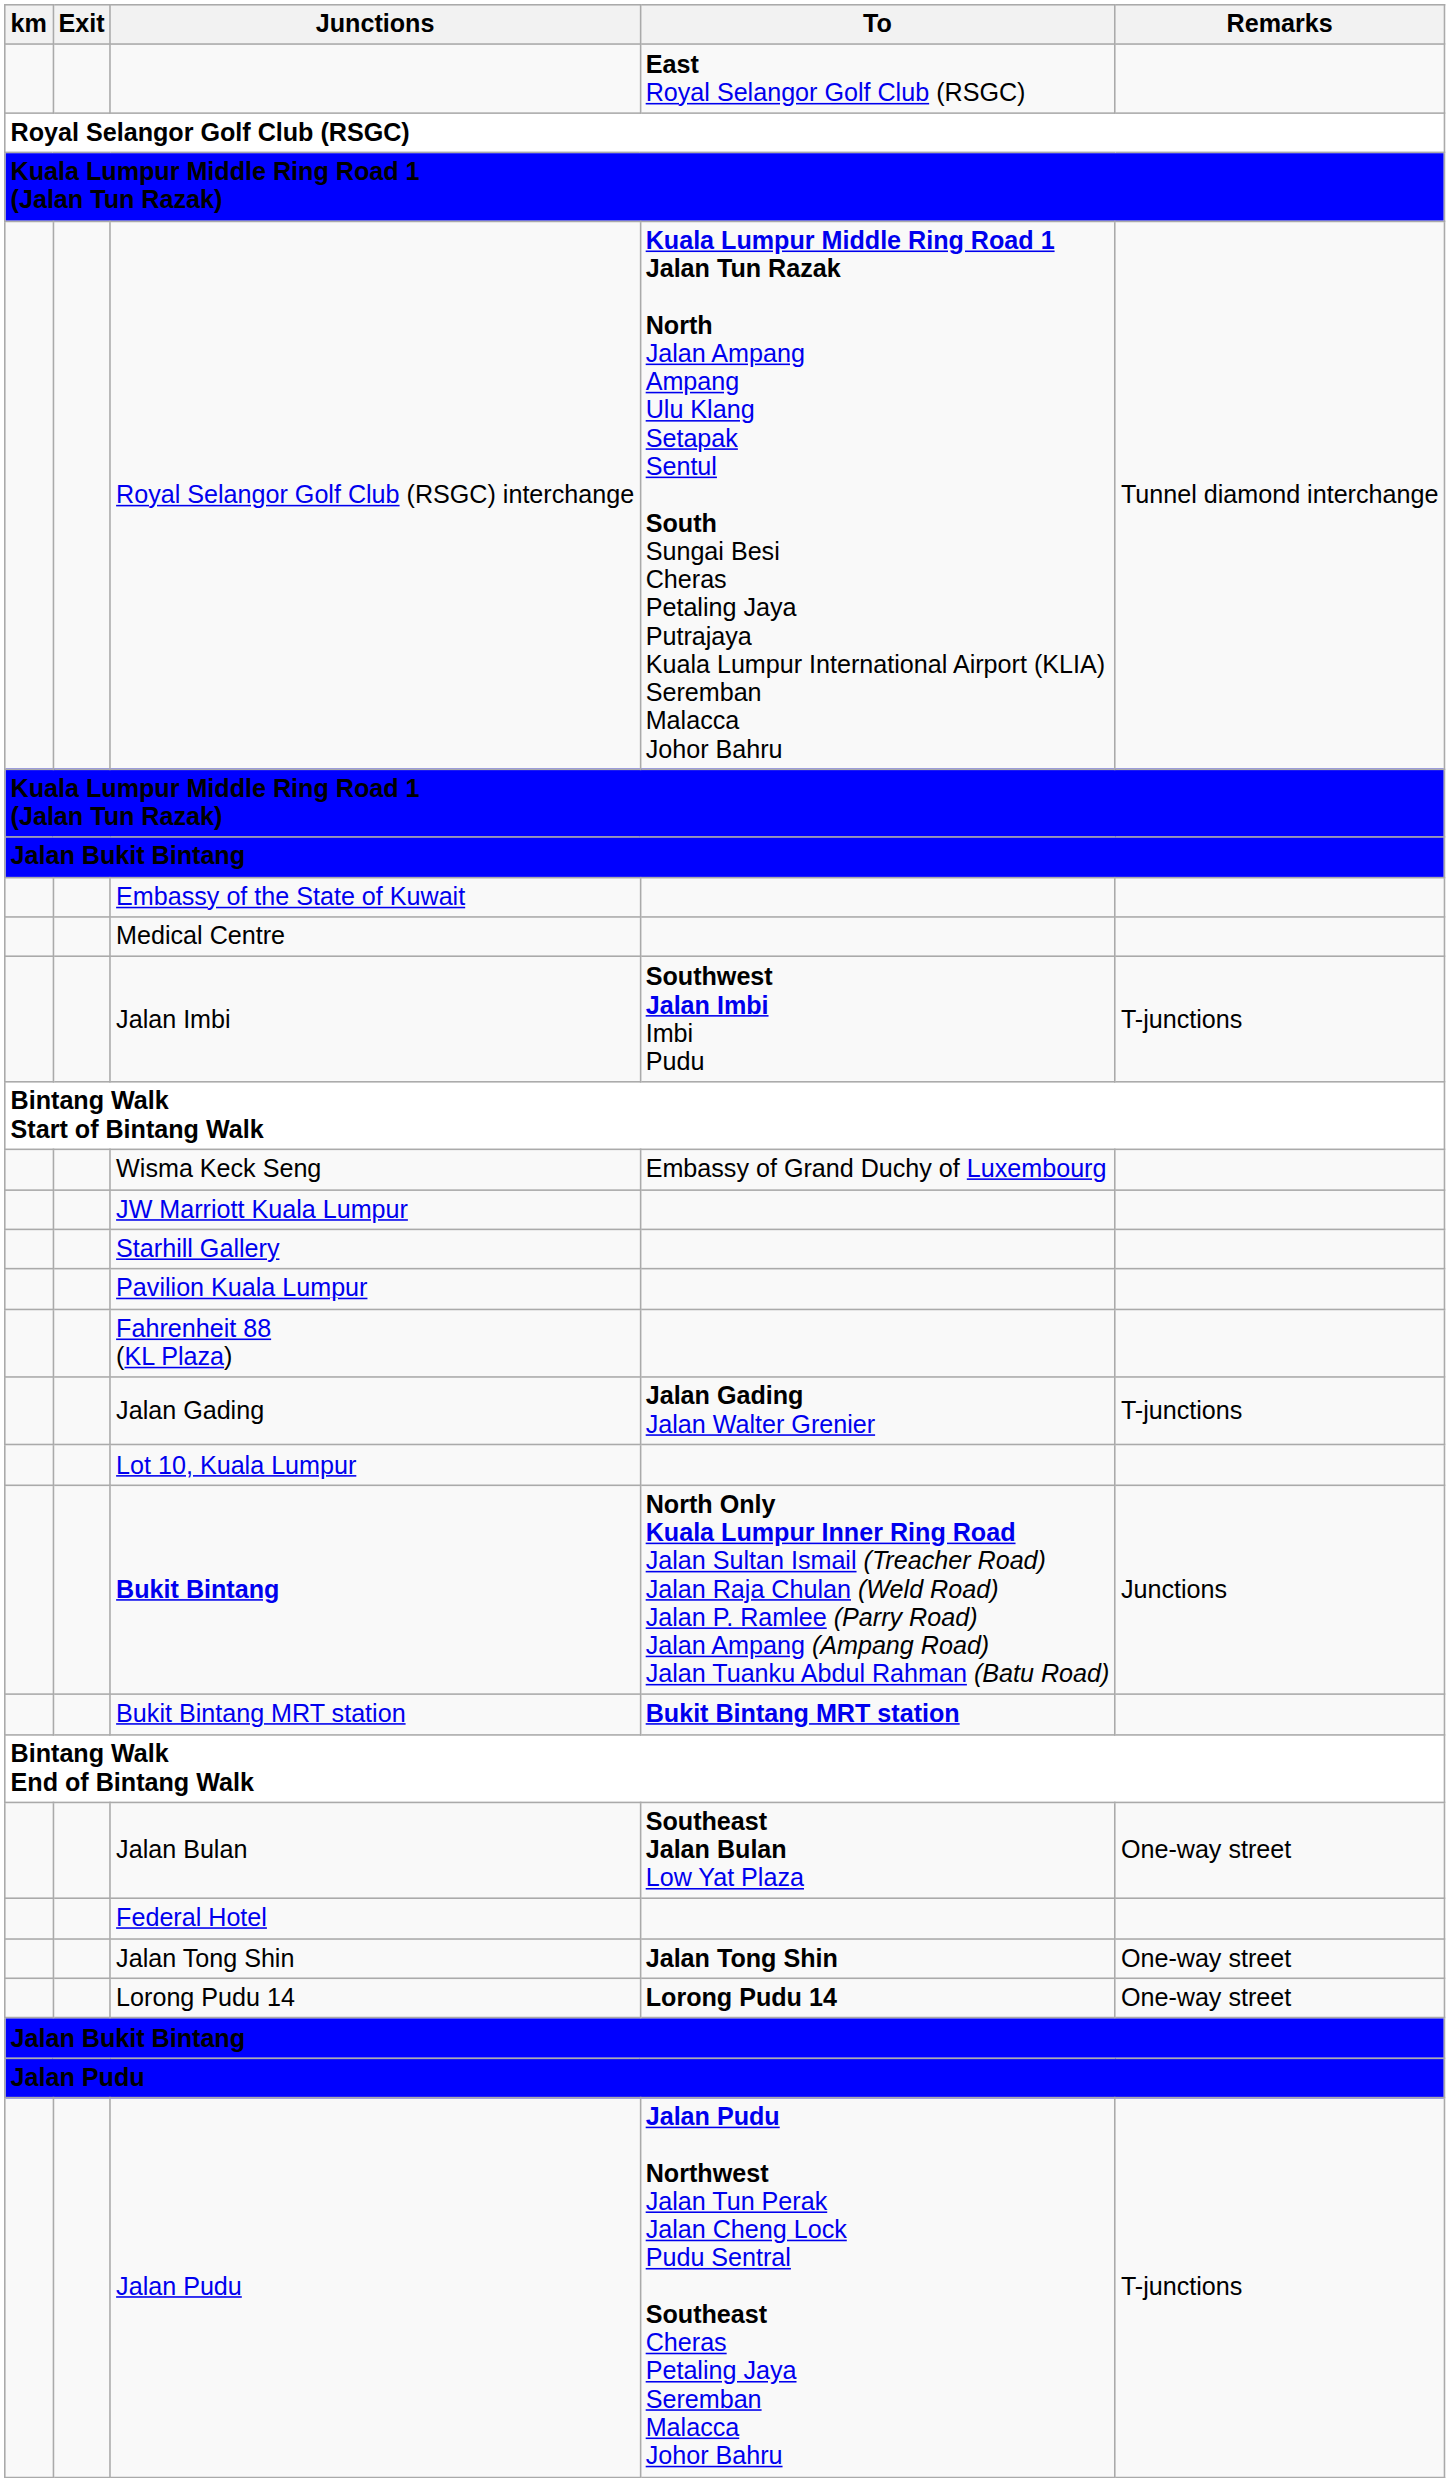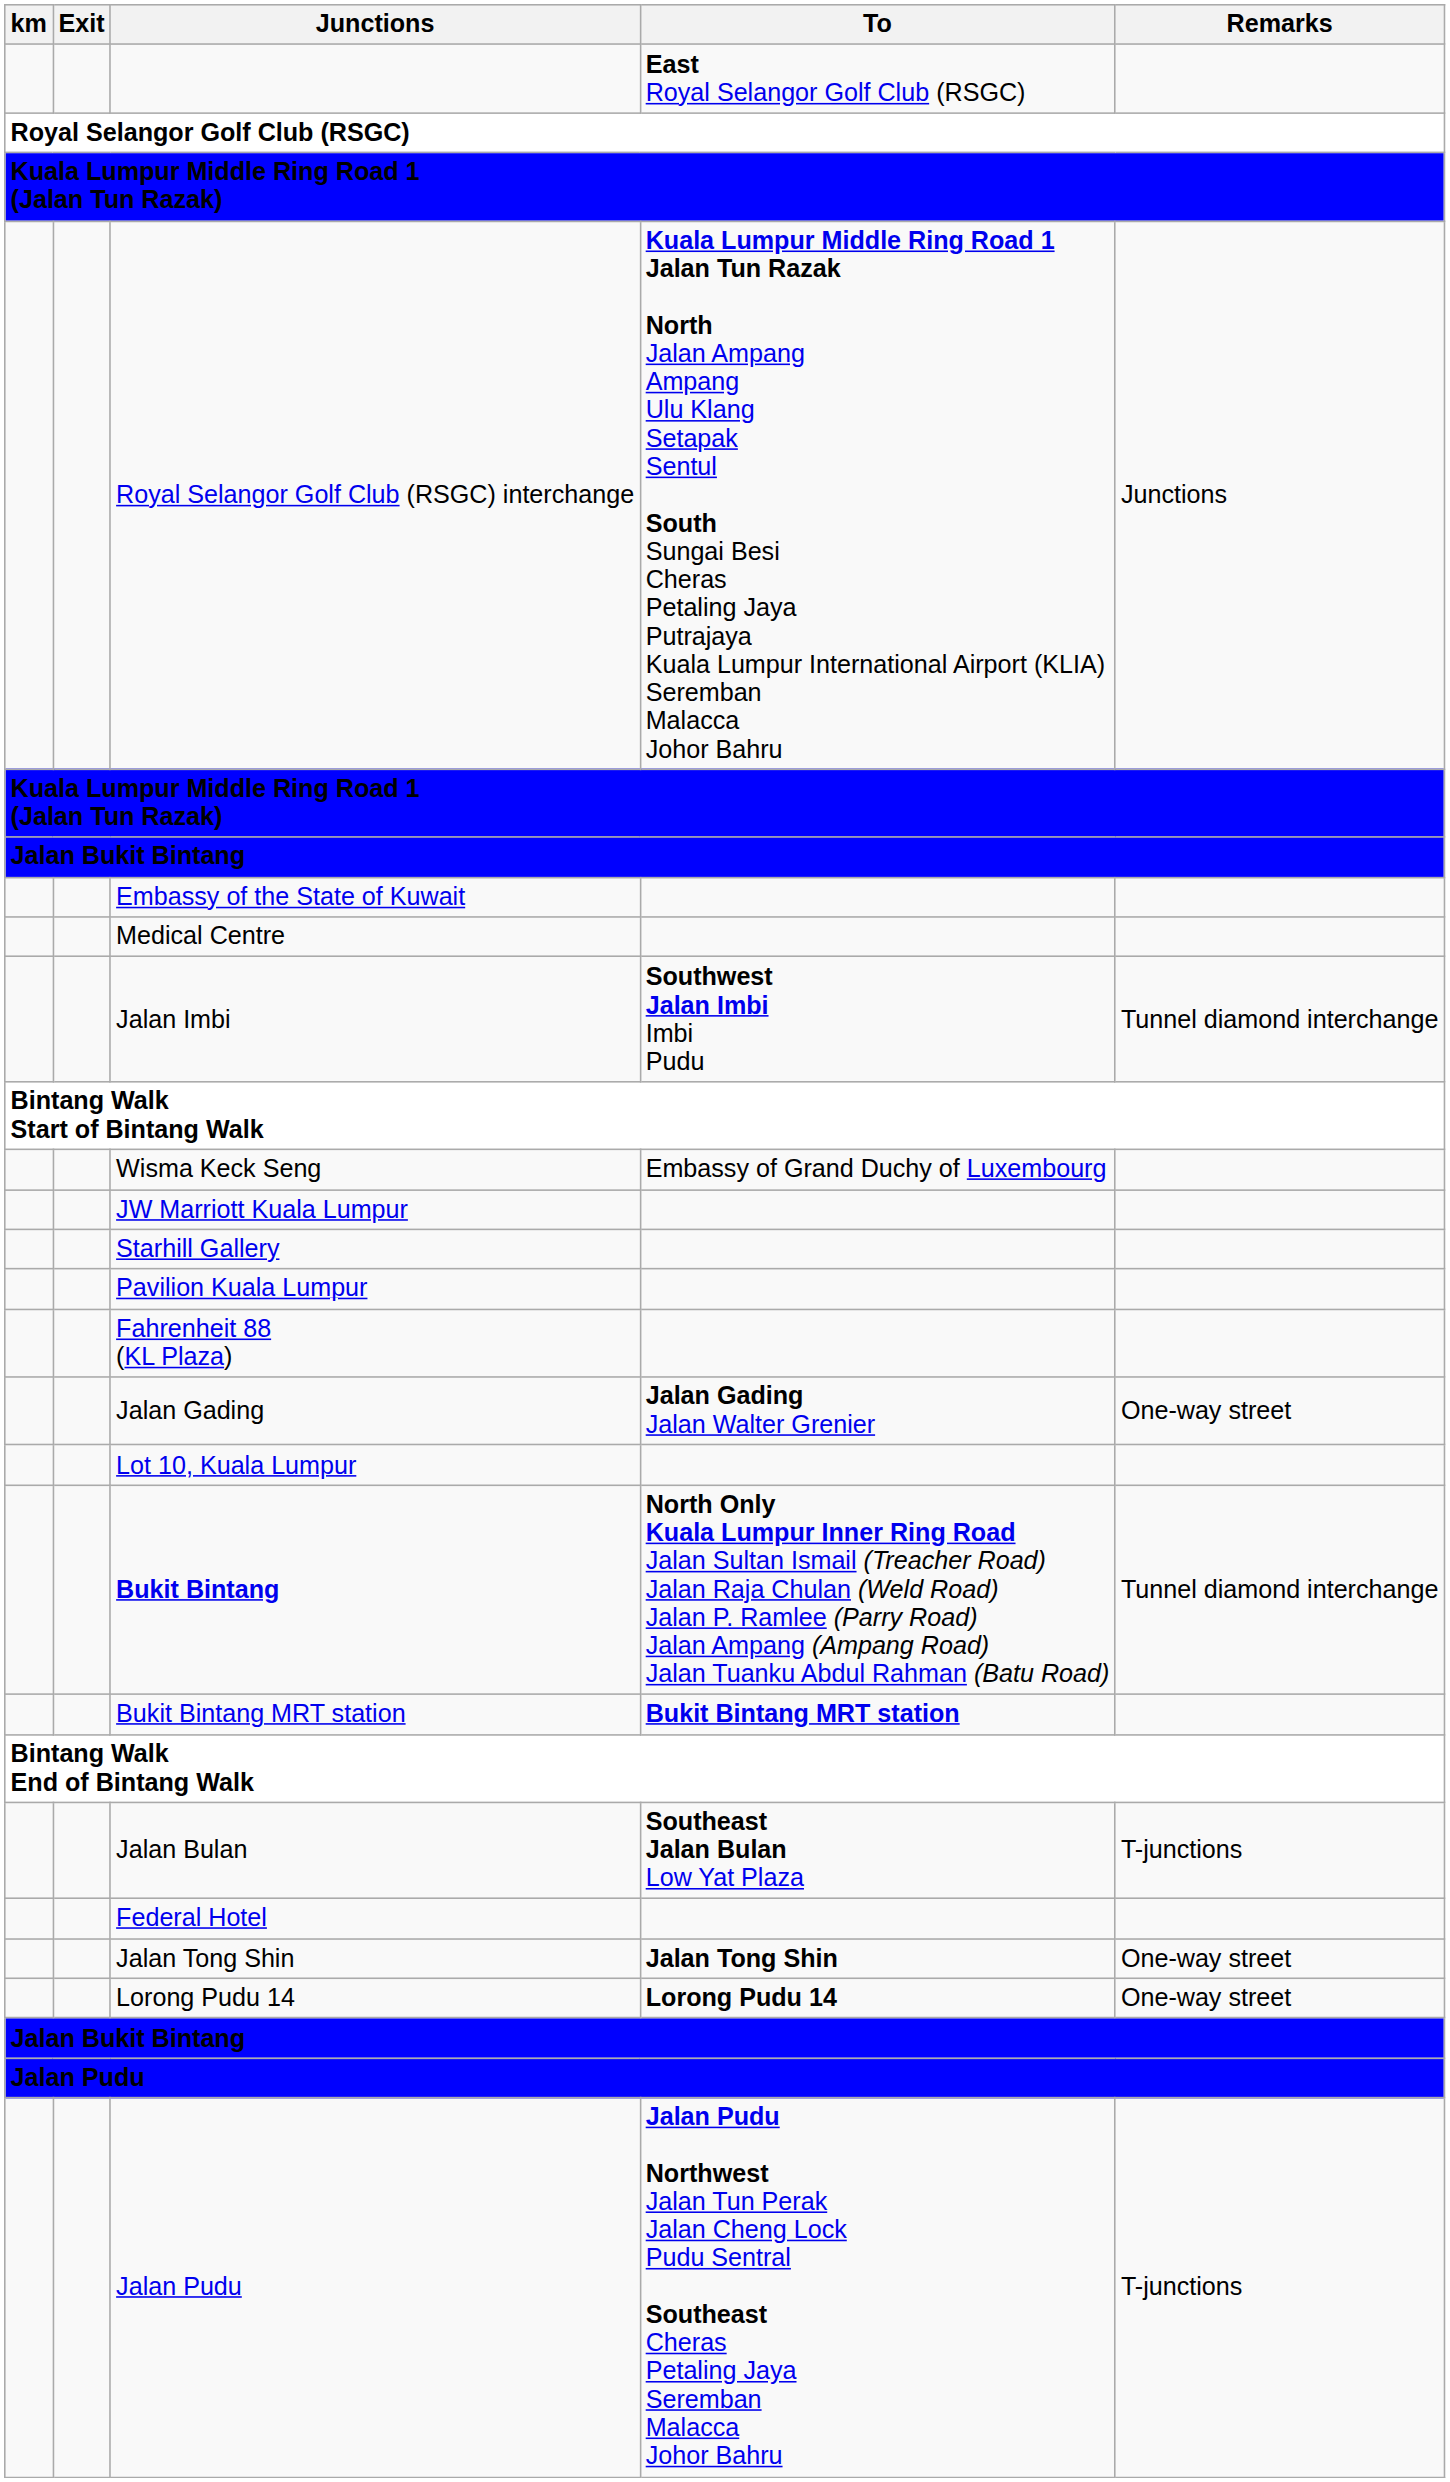(1280, 494) Tunnel diamond interchange -> (1174, 494) Junctions
(1182, 1018) T-junctions -> (1280, 1018) Tunnel diamond interchange
(1182, 1410) T-junctions -> (1206, 1410) One-way street
(1174, 1589) Junctions -> (1280, 1589) Tunnel diamond interchange
(1206, 1850) One-way street -> (1182, 1850) T-junctions
